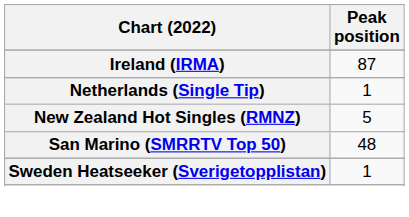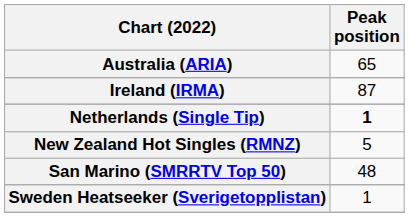+ row: (167, 63)
(367, 90) normal -> (367, 117) bold
